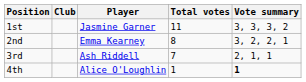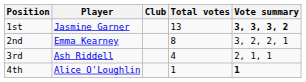columns swapped: (123, 12) <-> (65, 12)
(176, 26) 11 -> (176, 26) 13
(261, 26) normal -> (261, 26) bold
(173, 56) 7 -> (173, 56) 4
